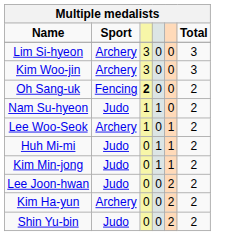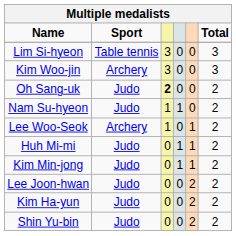(116, 51) Archery -> (127, 51) Table tennis
(116, 89) Fencing -> (127, 89) Judo
(116, 202) Archery -> (127, 202) Judo
